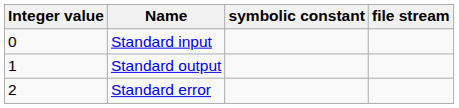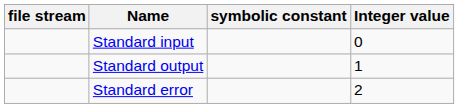columns swapped: (56, 16) <-> (411, 16)
